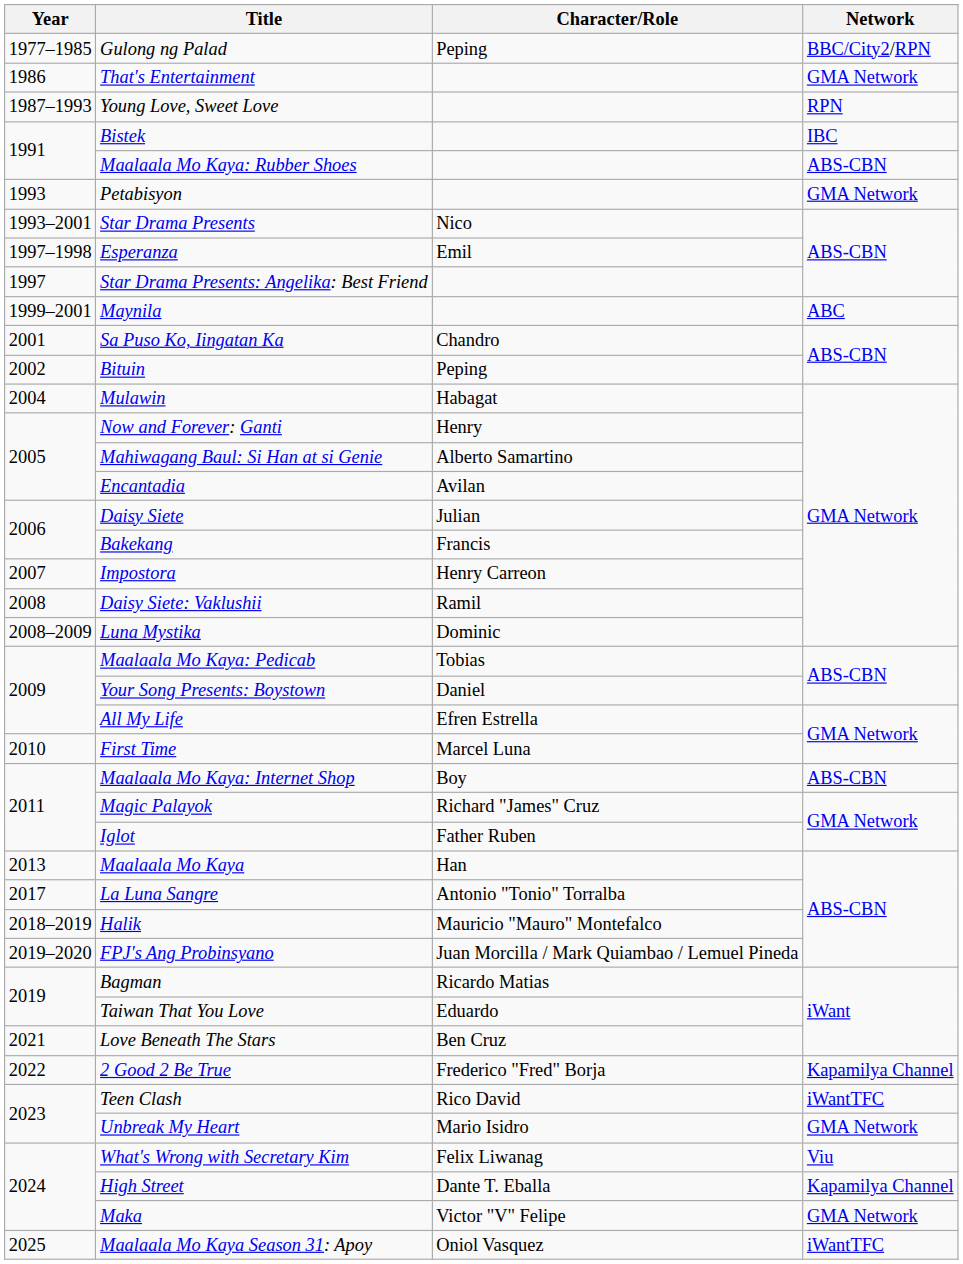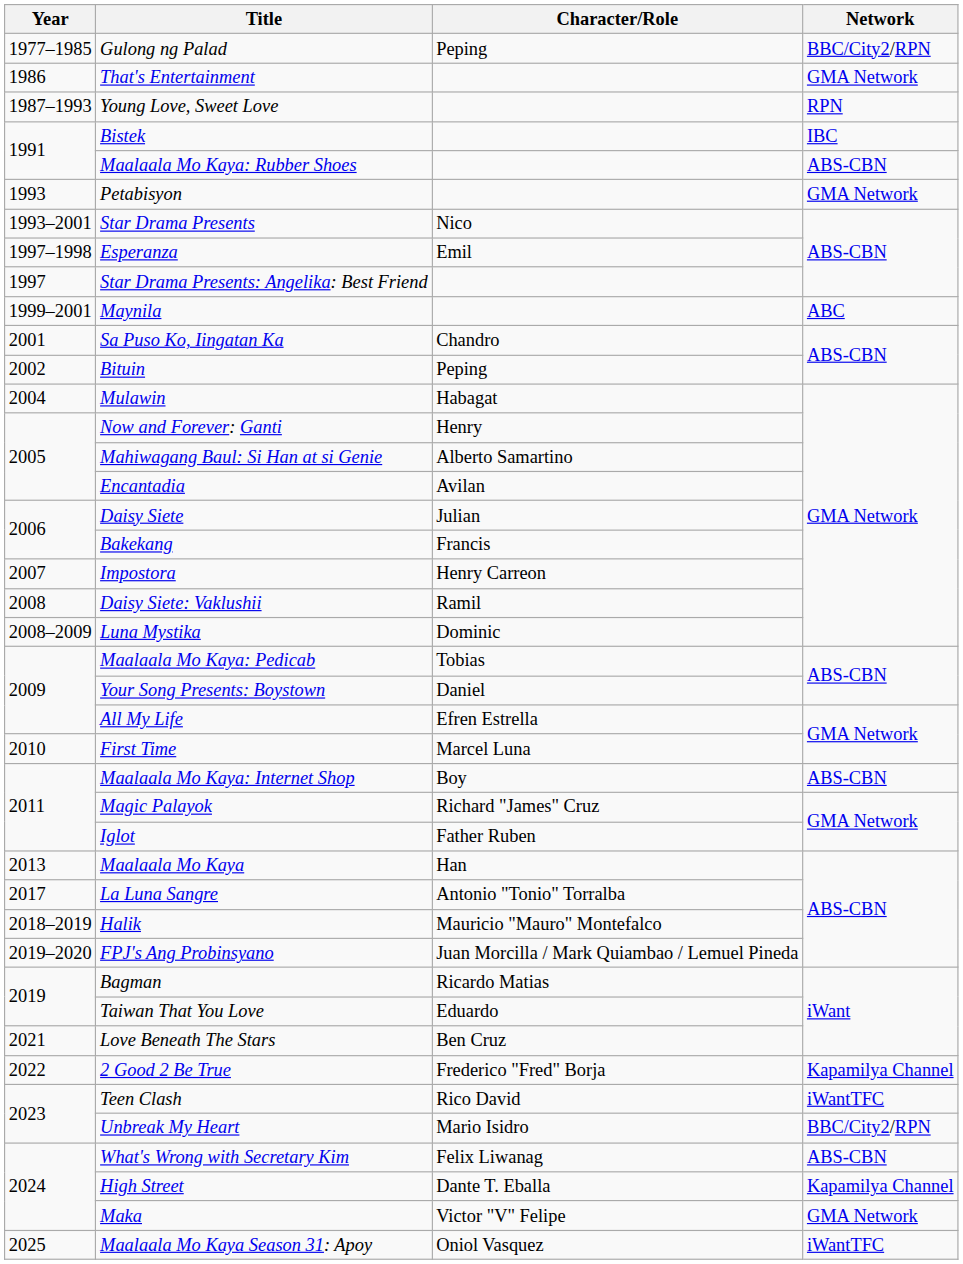(862, 1127) GMA Network -> (869, 1127) BBC/City2/RPN
(820, 1157) Viu -> (847, 1157) ABS-CBN
